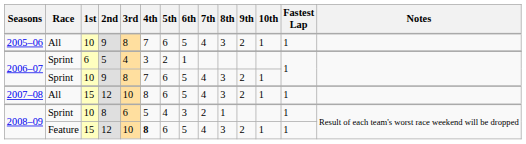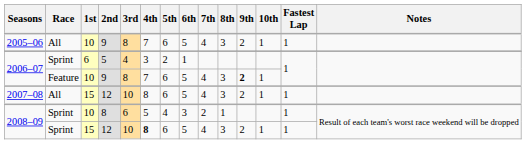(61, 77) Sprint -> (63, 77) Feature
(242, 77) normal -> (242, 77) bold
(63, 129) Feature -> (61, 129) Sprint
